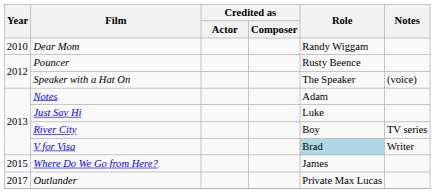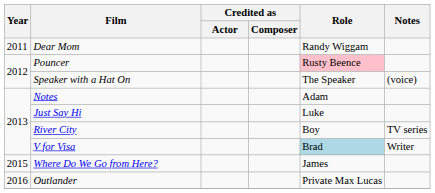(17, 46) 2010 -> (17, 46) 2011
(331, 63) no background -> (331, 63) pink background
(17, 180) 2017 -> (17, 180) 2016
